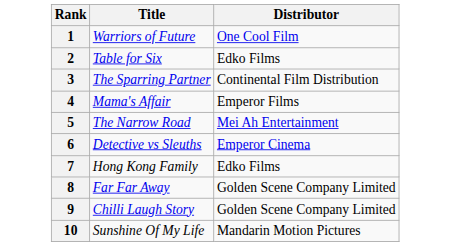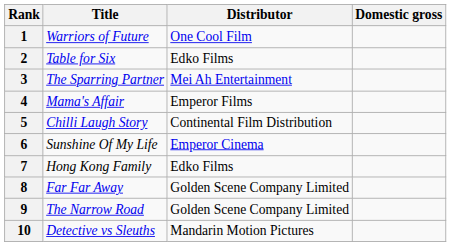+ column: (399, 15)
(298, 79) Continental Film Distribution -> (231, 79) Mei Ah Entertainment
(142, 123) The Narrow Road -> (97, 123) Chilli Laugh Story
(278, 123) Mei Ah Entertainment -> (251, 123) Continental Film Distribution
(147, 144) Detective vs Sleuths -> (102, 144) Sunshine Of My Life
(143, 209) Chilli Laugh Story -> (95, 209) The Narrow Road
(149, 230) Sunshine Of My Life -> (101, 230) Detective vs Sleuths
